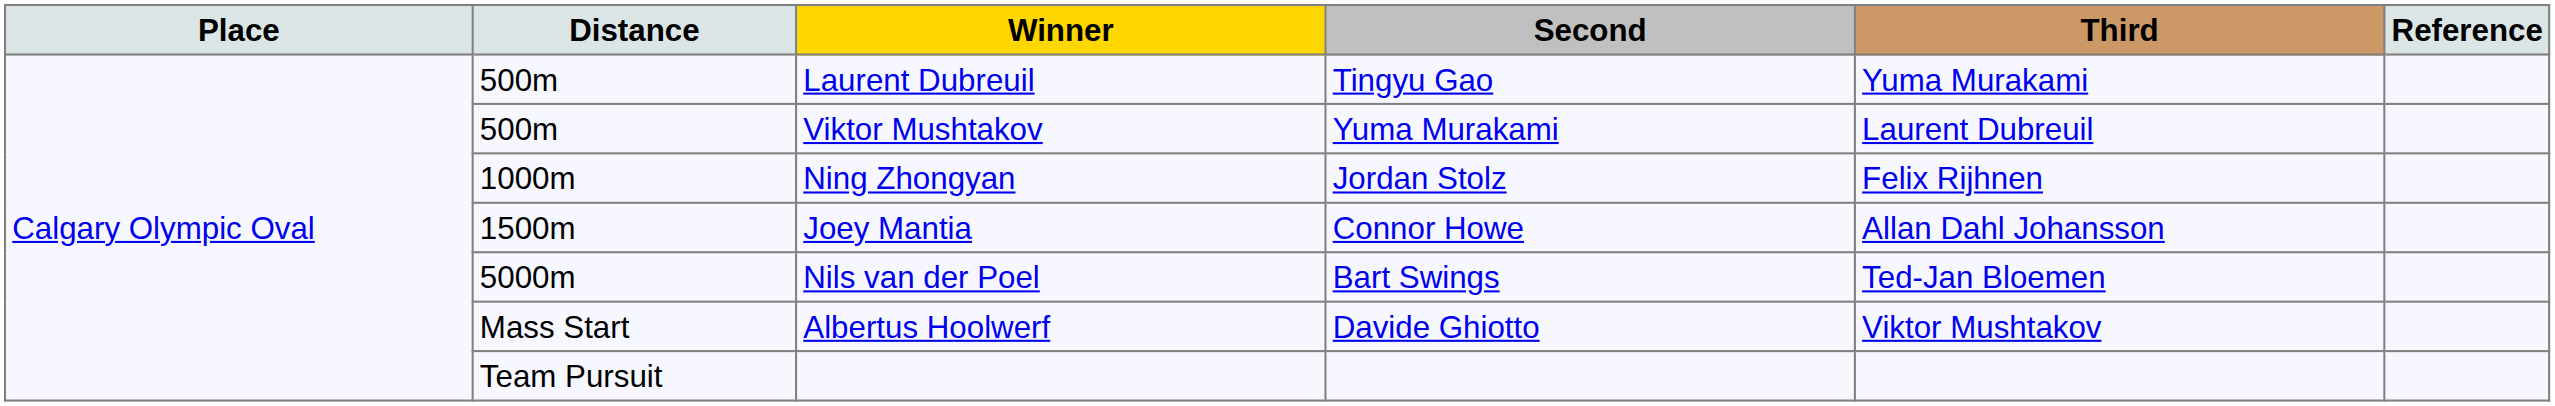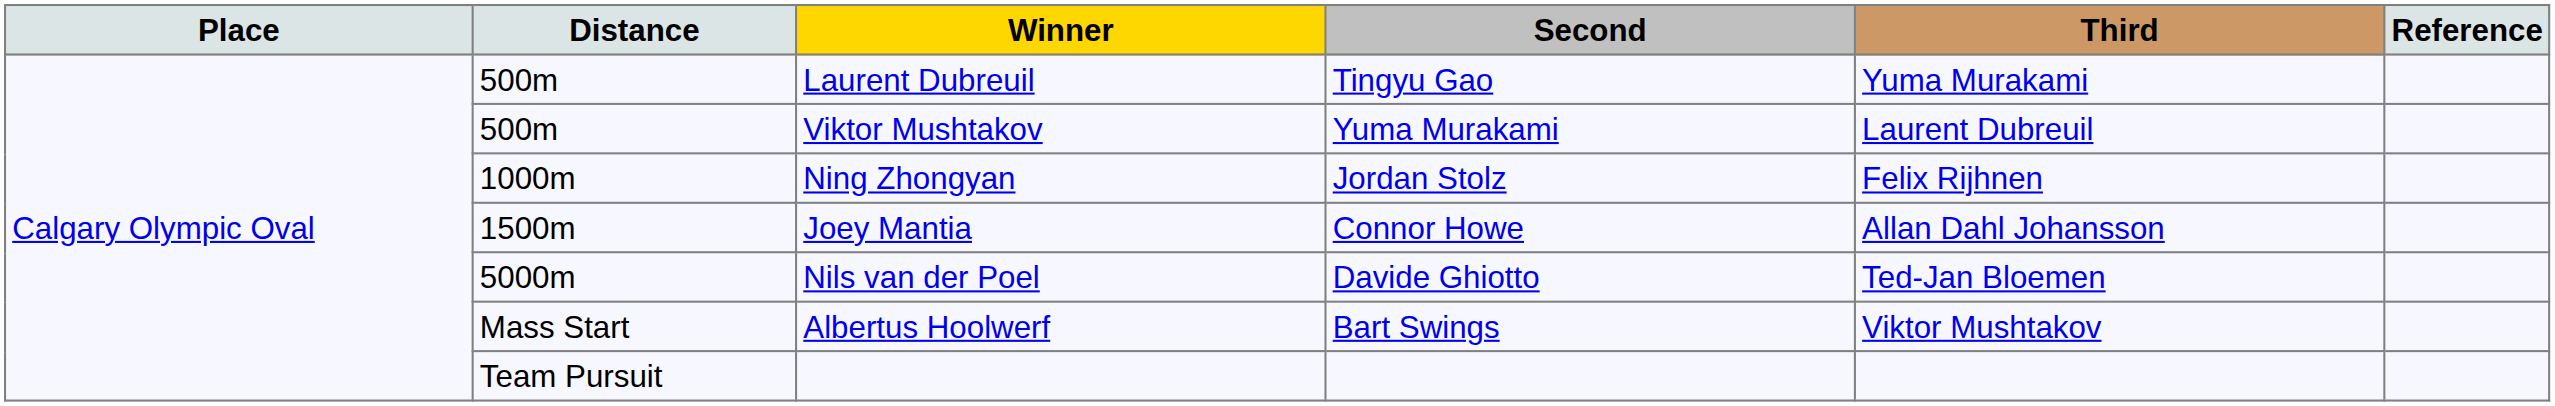(1416, 277) Bart Swings -> (1436, 277) Davide Ghiotto
(1436, 326) Davide Ghiotto -> (1416, 326) Bart Swings
